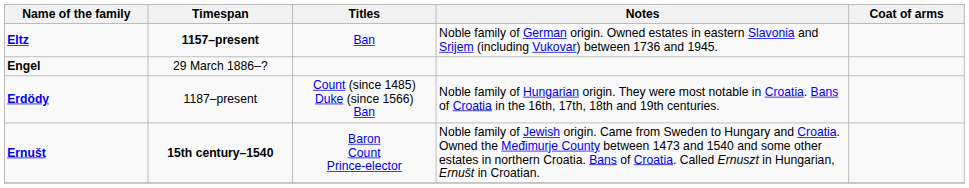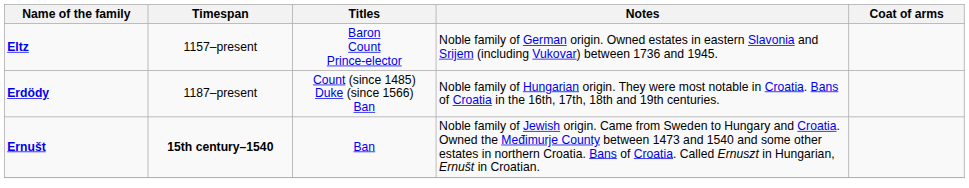(220, 40) bold -> (220, 47) normal
(364, 40) Ban -> (364, 47) Baron Count Prince-elector
- row: (24, 66)
(364, 152) Baron Count Prince-elector -> (364, 147) Ban
